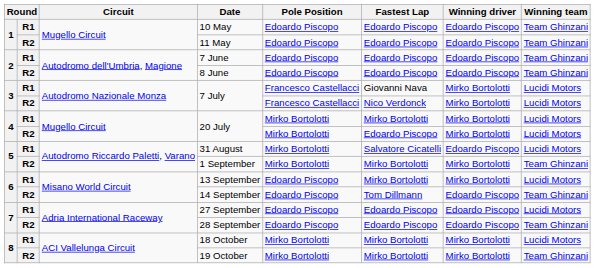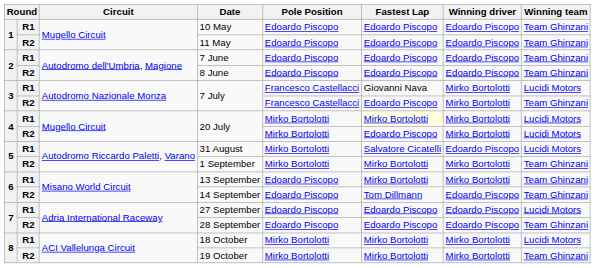(395, 103) Nico Verdonck -> (401, 103) Edoardo Piscopo
(552, 103) Lucidi Motors -> (556, 103) Team Ghinzani
(396, 118) no background -> (396, 118) lightyellow background
(552, 179) Lucidi Motors -> (556, 179) Team Ghinzani
